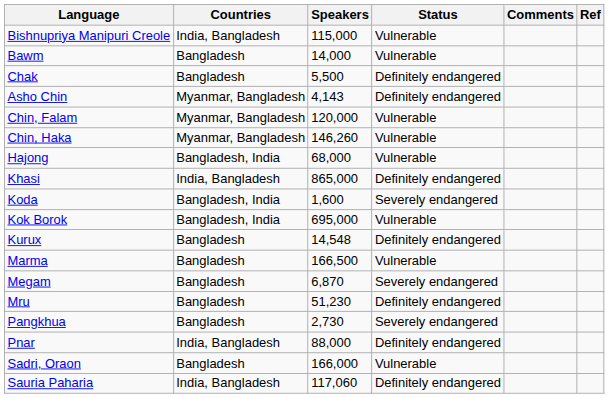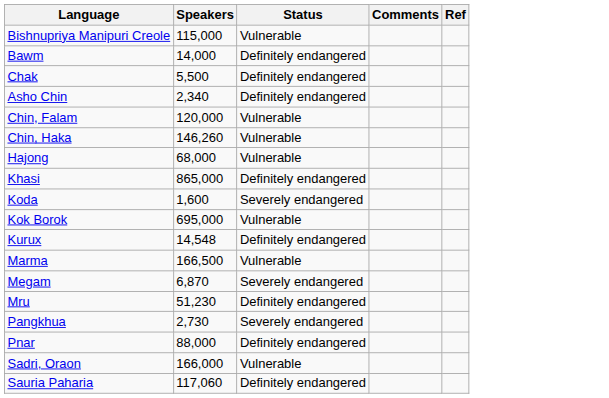- column: (241, 15)
(406, 56) Vulnerable -> (303, 56) Definitely endangered
(327, 97) 4,143 -> (192, 97) 2,340
